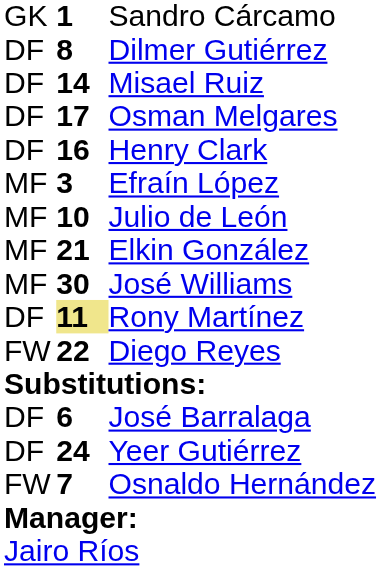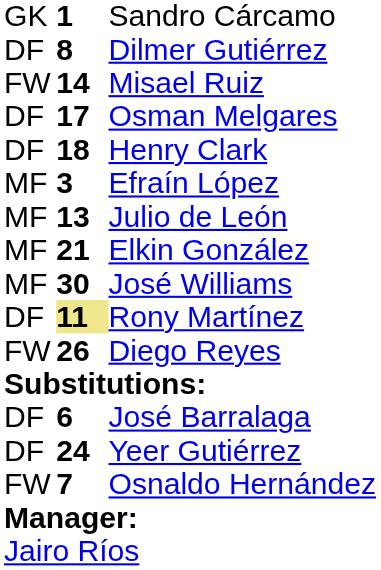(24, 83) DF -> (27, 83) FW
(73, 149) 16 -> (73, 149) 18
(73, 216) 10 -> (73, 216) 13
(73, 350) 22 -> (73, 350) 26
